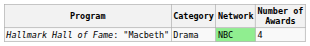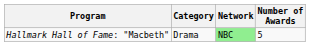(260, 35) 4 -> (260, 35) 5
